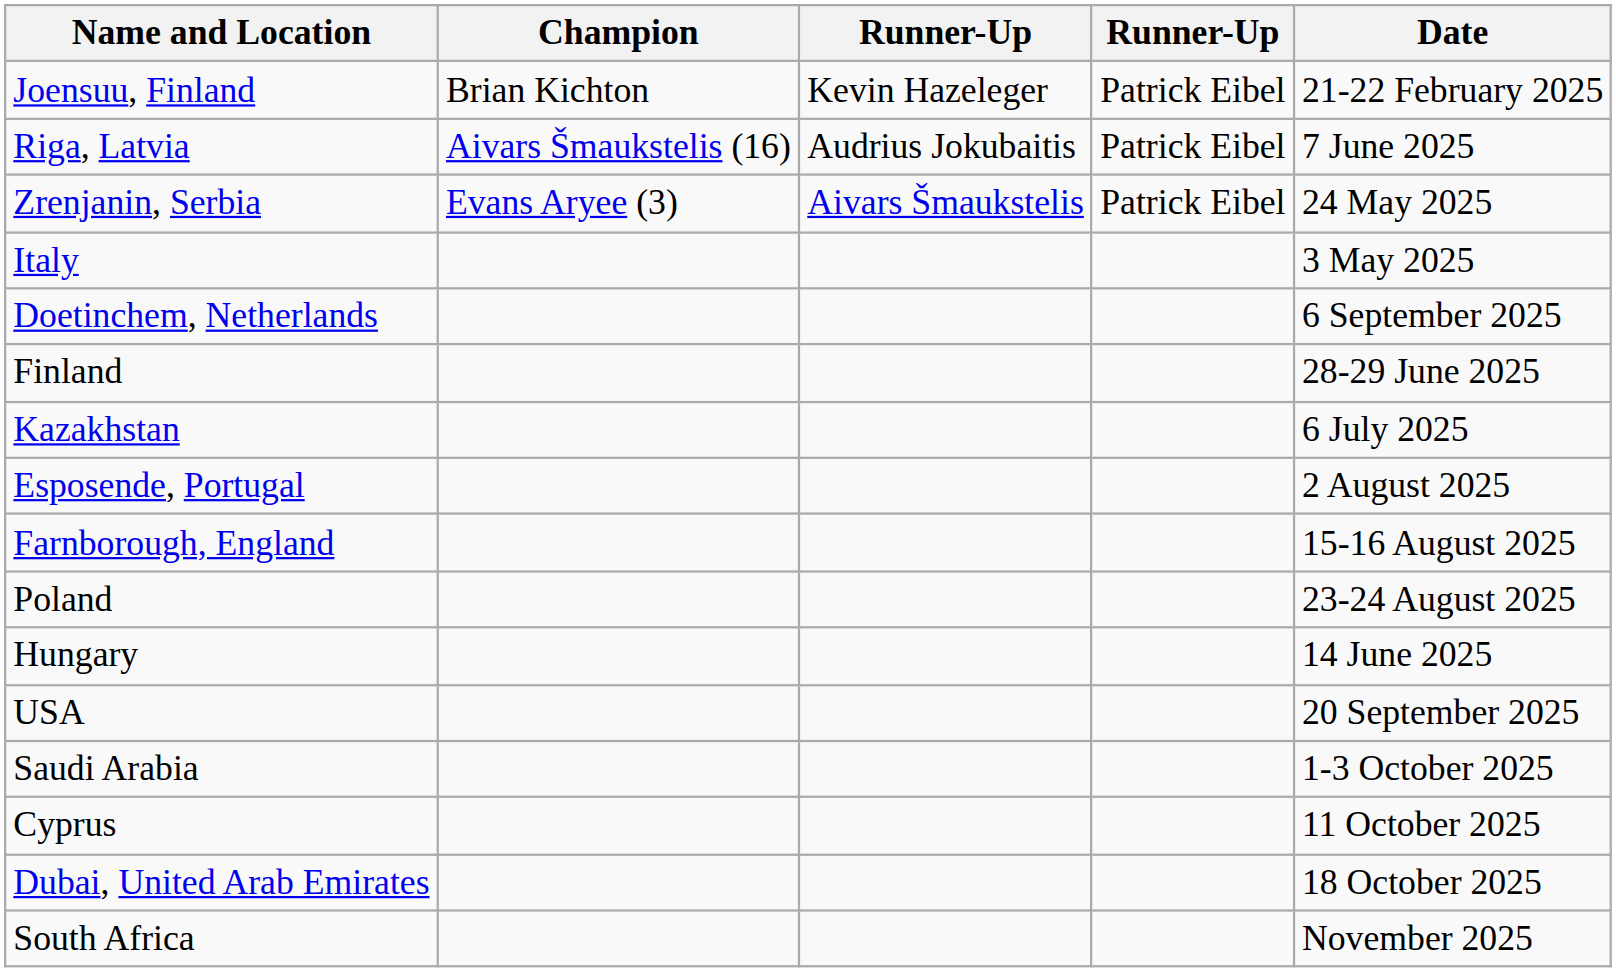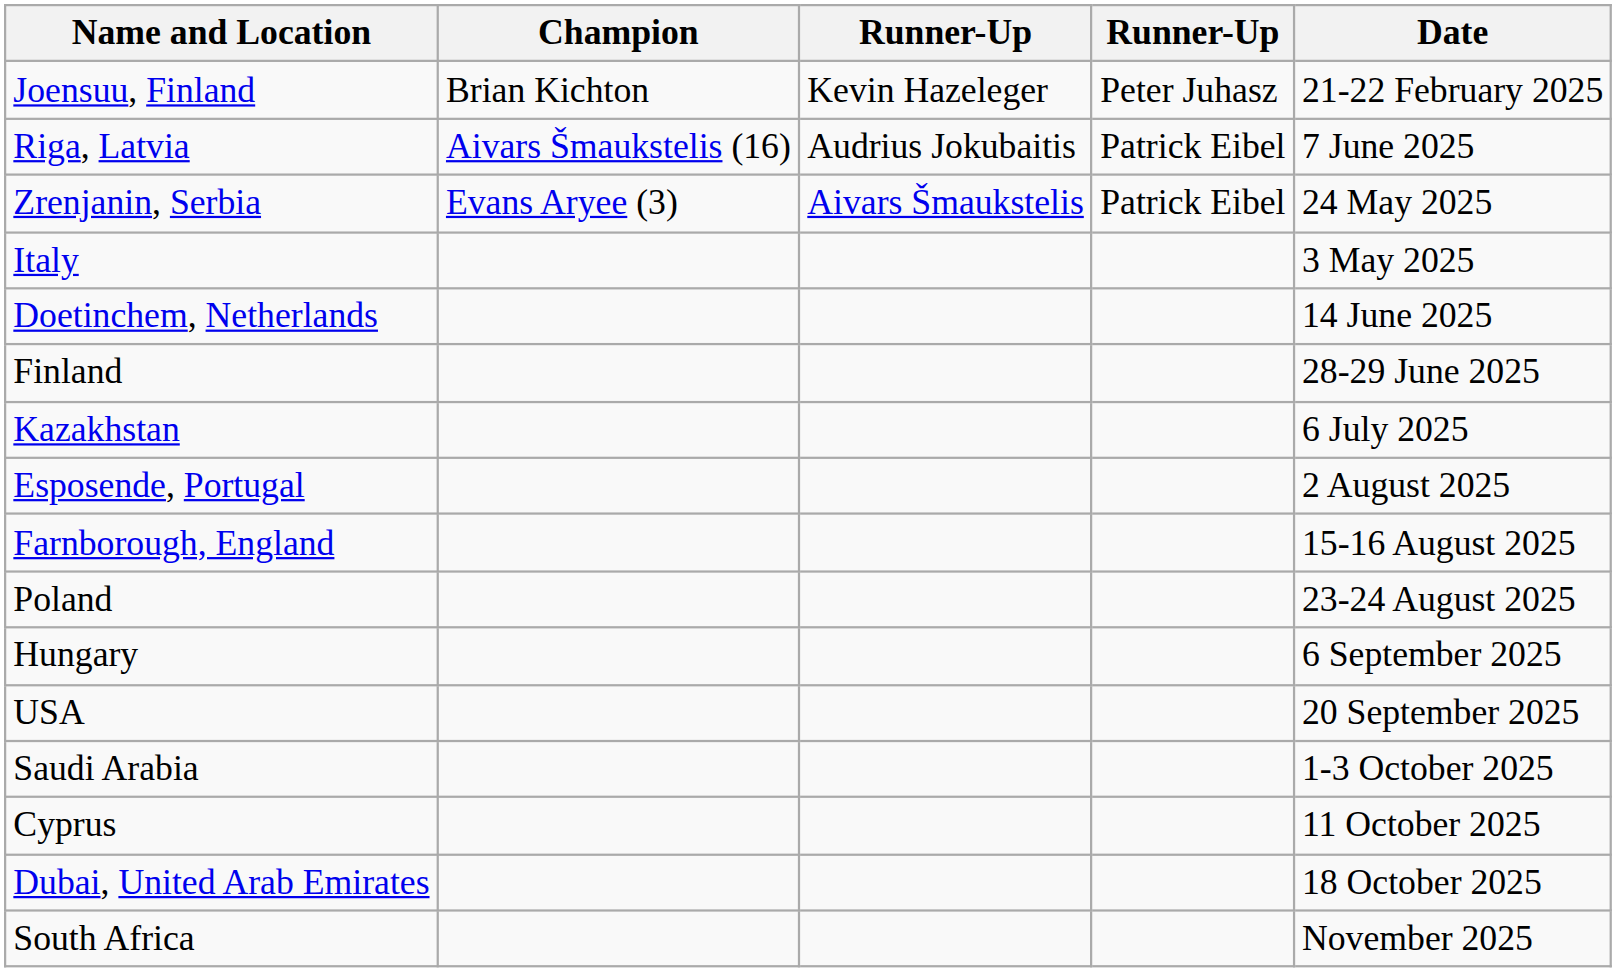(1193, 89) Patrick Eibel -> (1189, 89) Peter Juhasz
(1432, 315) 6 September 2025 -> (1397, 315) 14 June 2025
(1397, 655) 14 June 2025 -> (1432, 655) 6 September 2025
